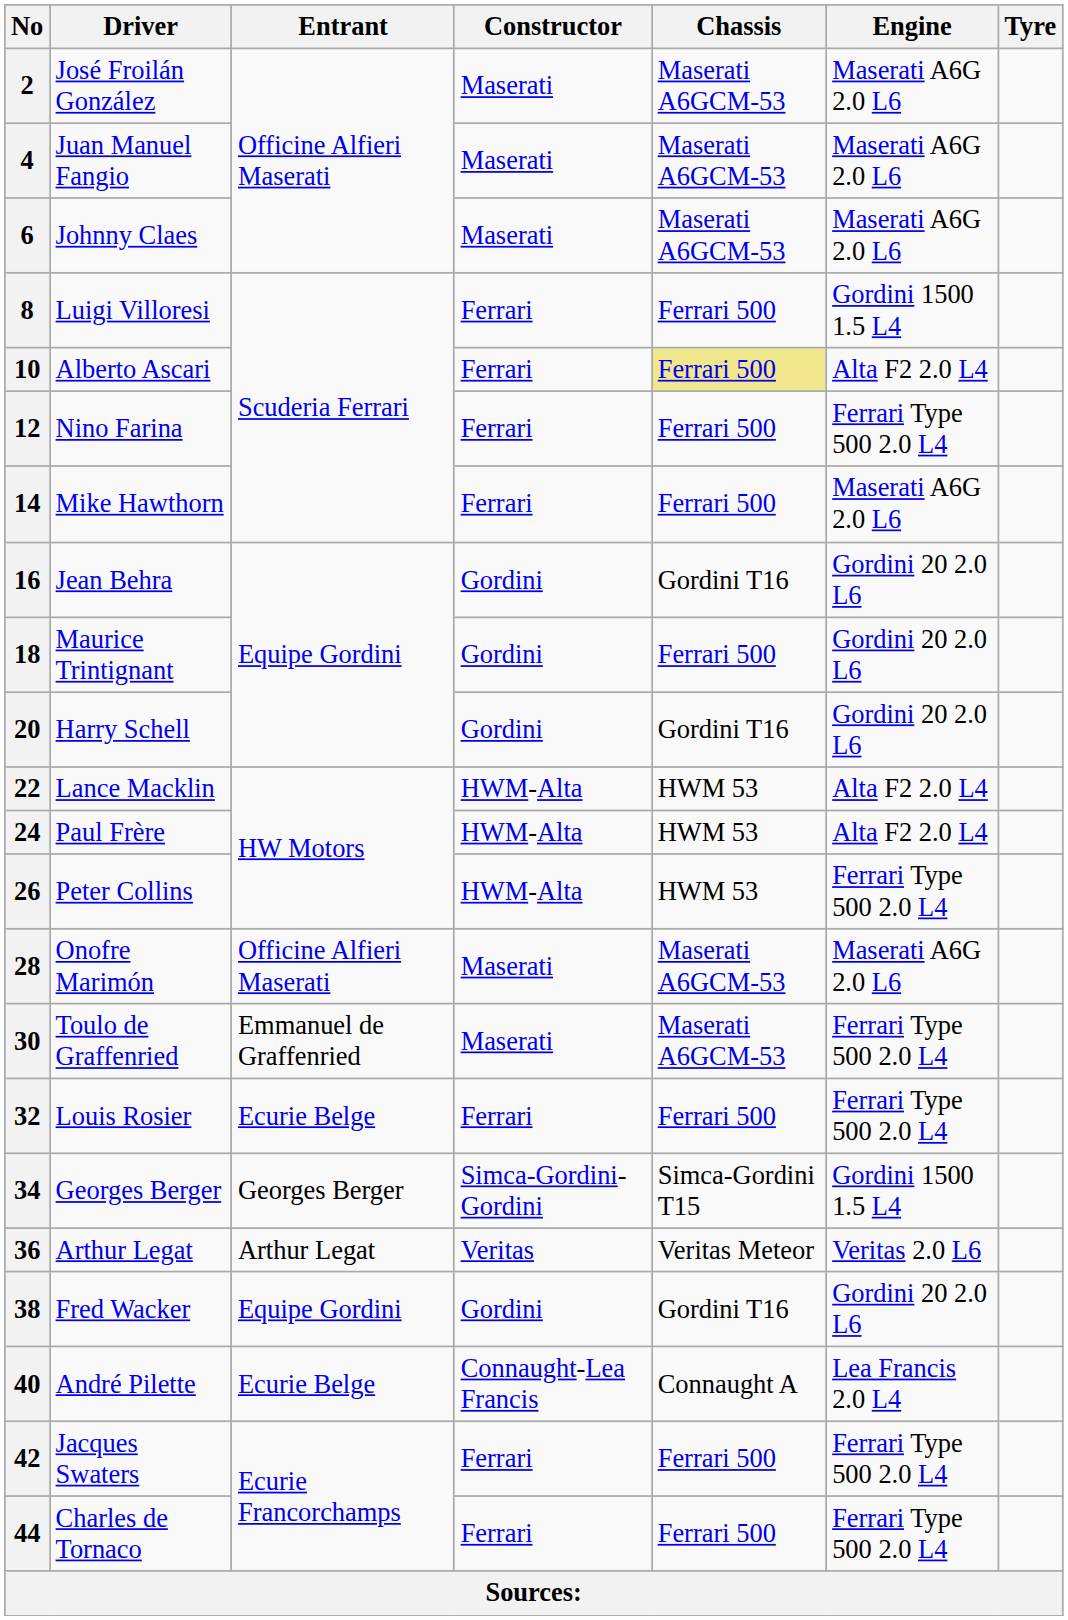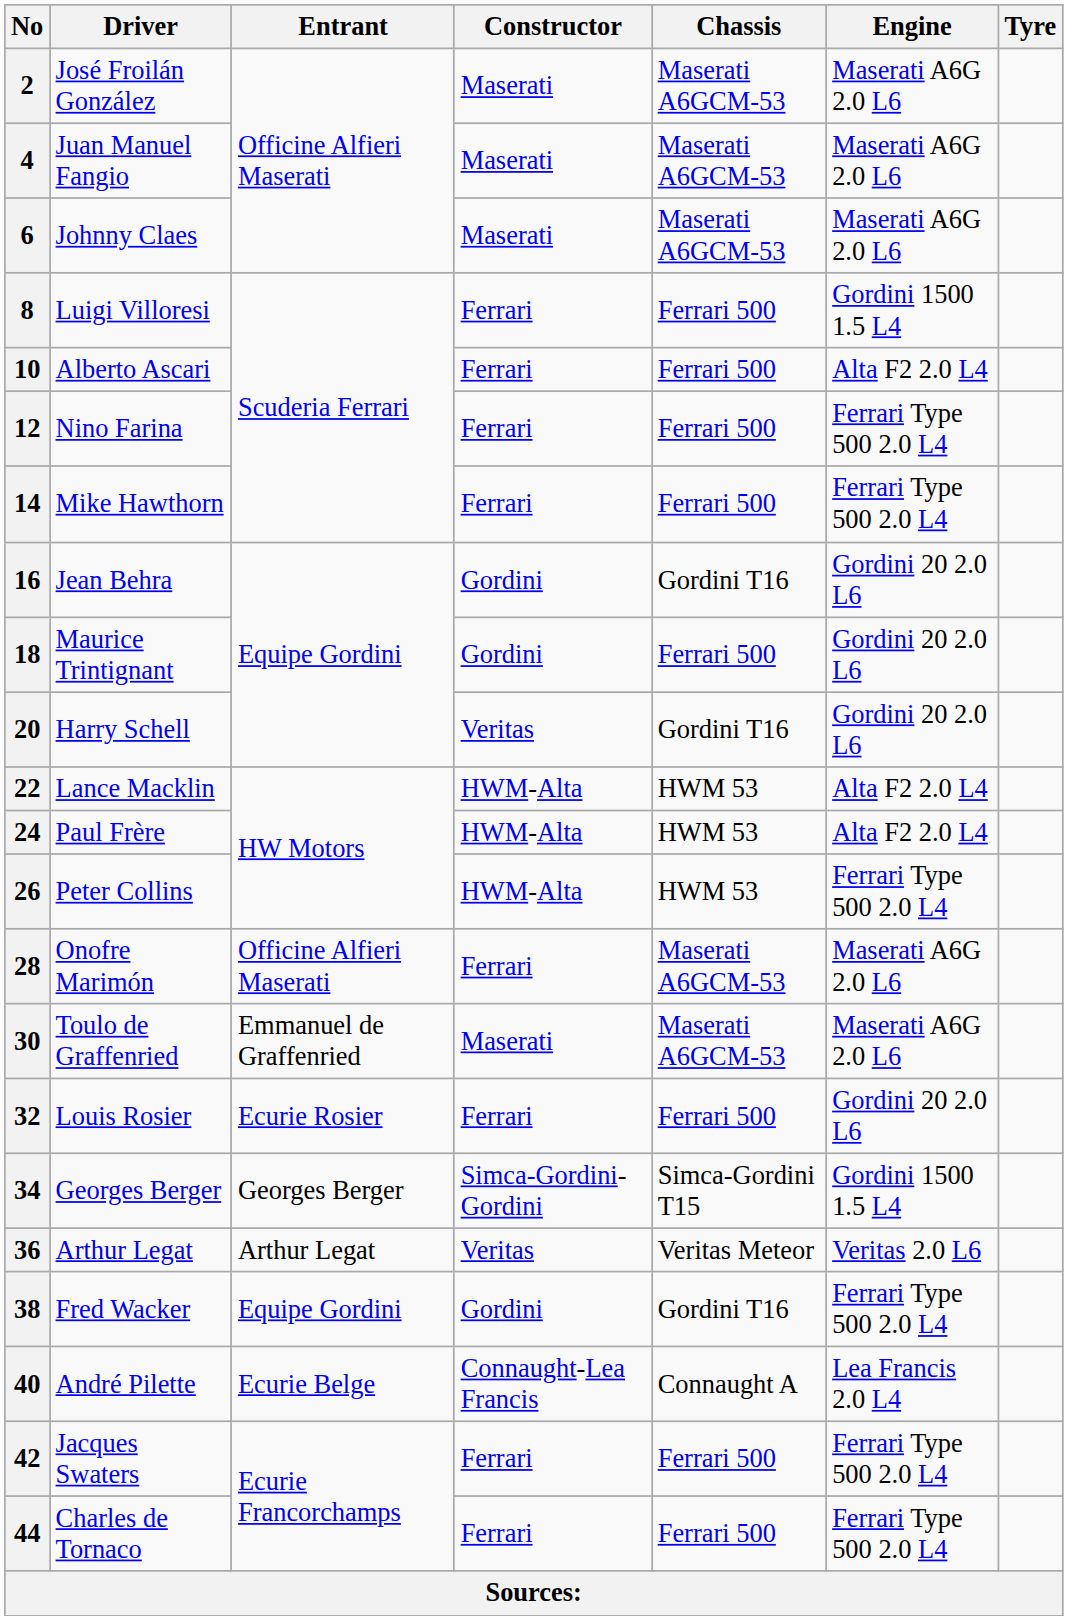(717, 369) khaki background -> (717, 369) no background
(907, 504) Maserati A6G 2.0 L6 -> (897, 504) Ferrari Type 500 2.0 L4
(502, 728) Gordini -> (497, 728) Veritas
(507, 965) Maserati -> (497, 965) Ferrari
(897, 1040) Ferrari Type 500 2.0 L4 -> (907, 1040) Maserati A6G 2.0 L6
(307, 1115) Ecurie Belge -> (310, 1115) Ecurie Rosier
(897, 1115) Ferrari Type 500 2.0 L4 -> (910, 1115) Gordini 20 2.0 L6
(910, 1309) Gordini 20 2.0 L6 -> (897, 1309) Ferrari Type 500 2.0 L4
